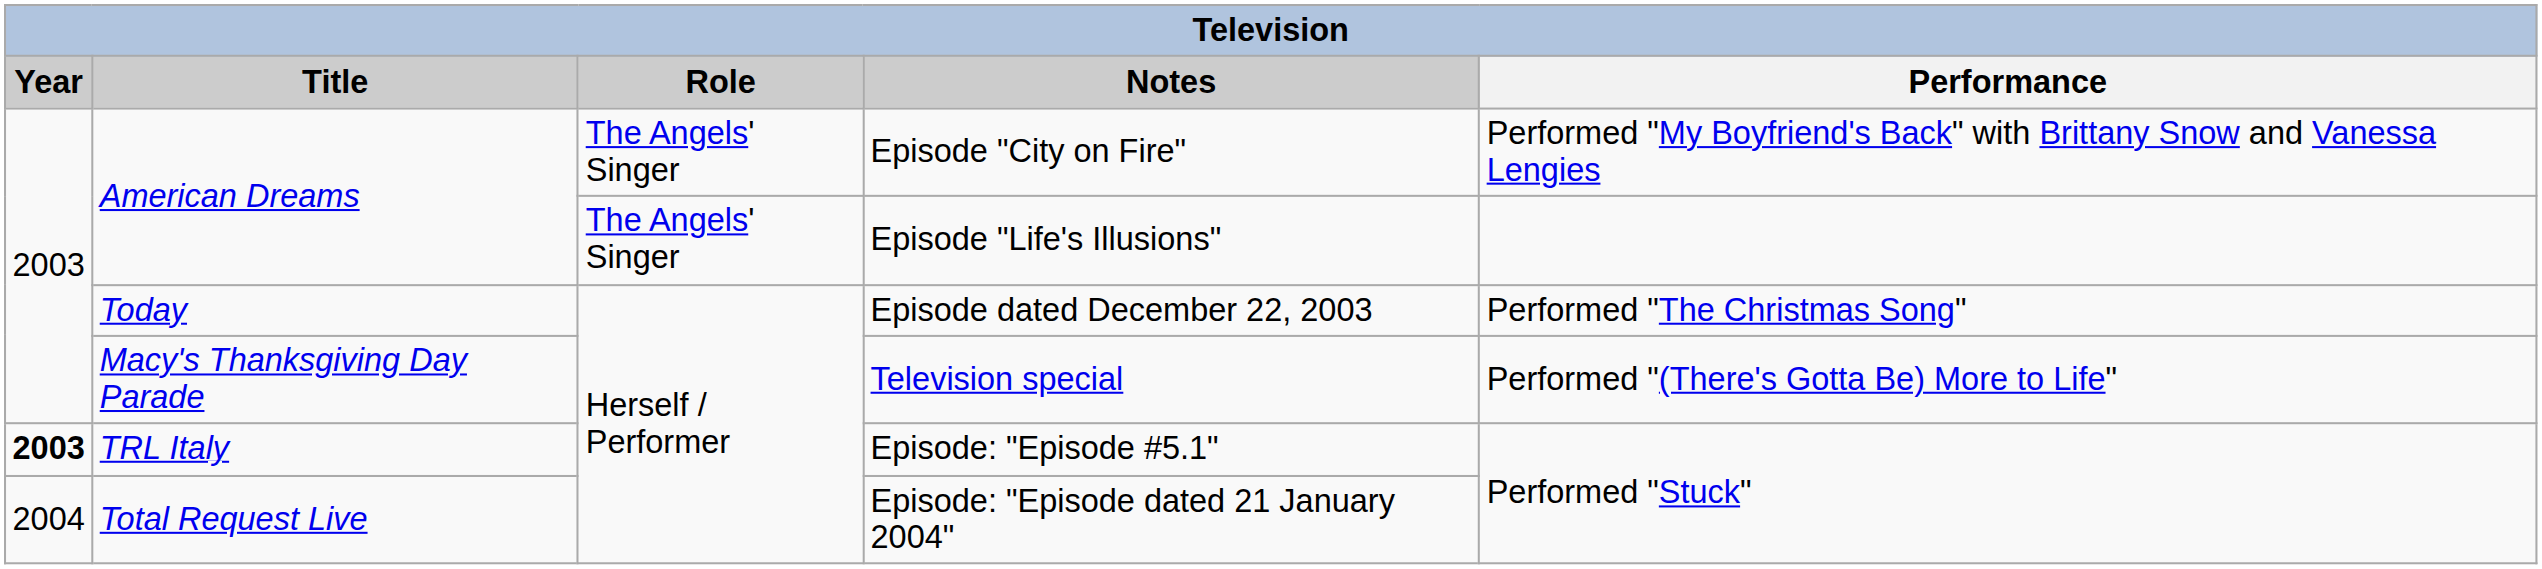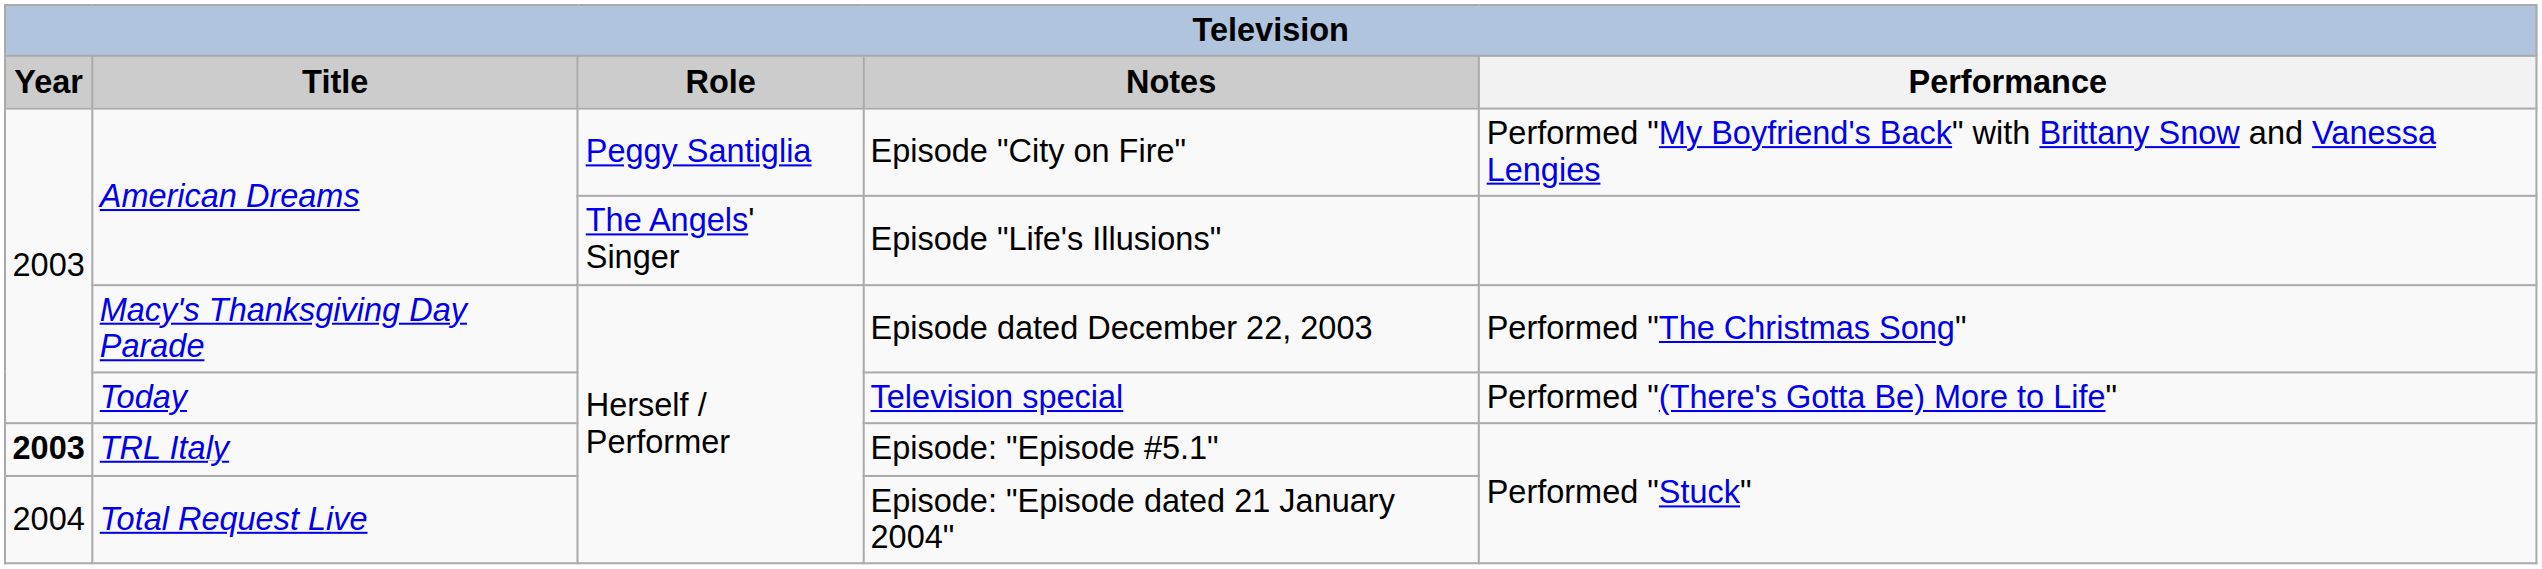(670, 151) The Angels' Singer -> (699, 151) Peggy Santiglia
(143, 309) Today -> (283, 327) Macy's Thanksgiving Day Parade
(283, 379) Macy's Thanksgiving Day Parade -> (143, 397) Today
